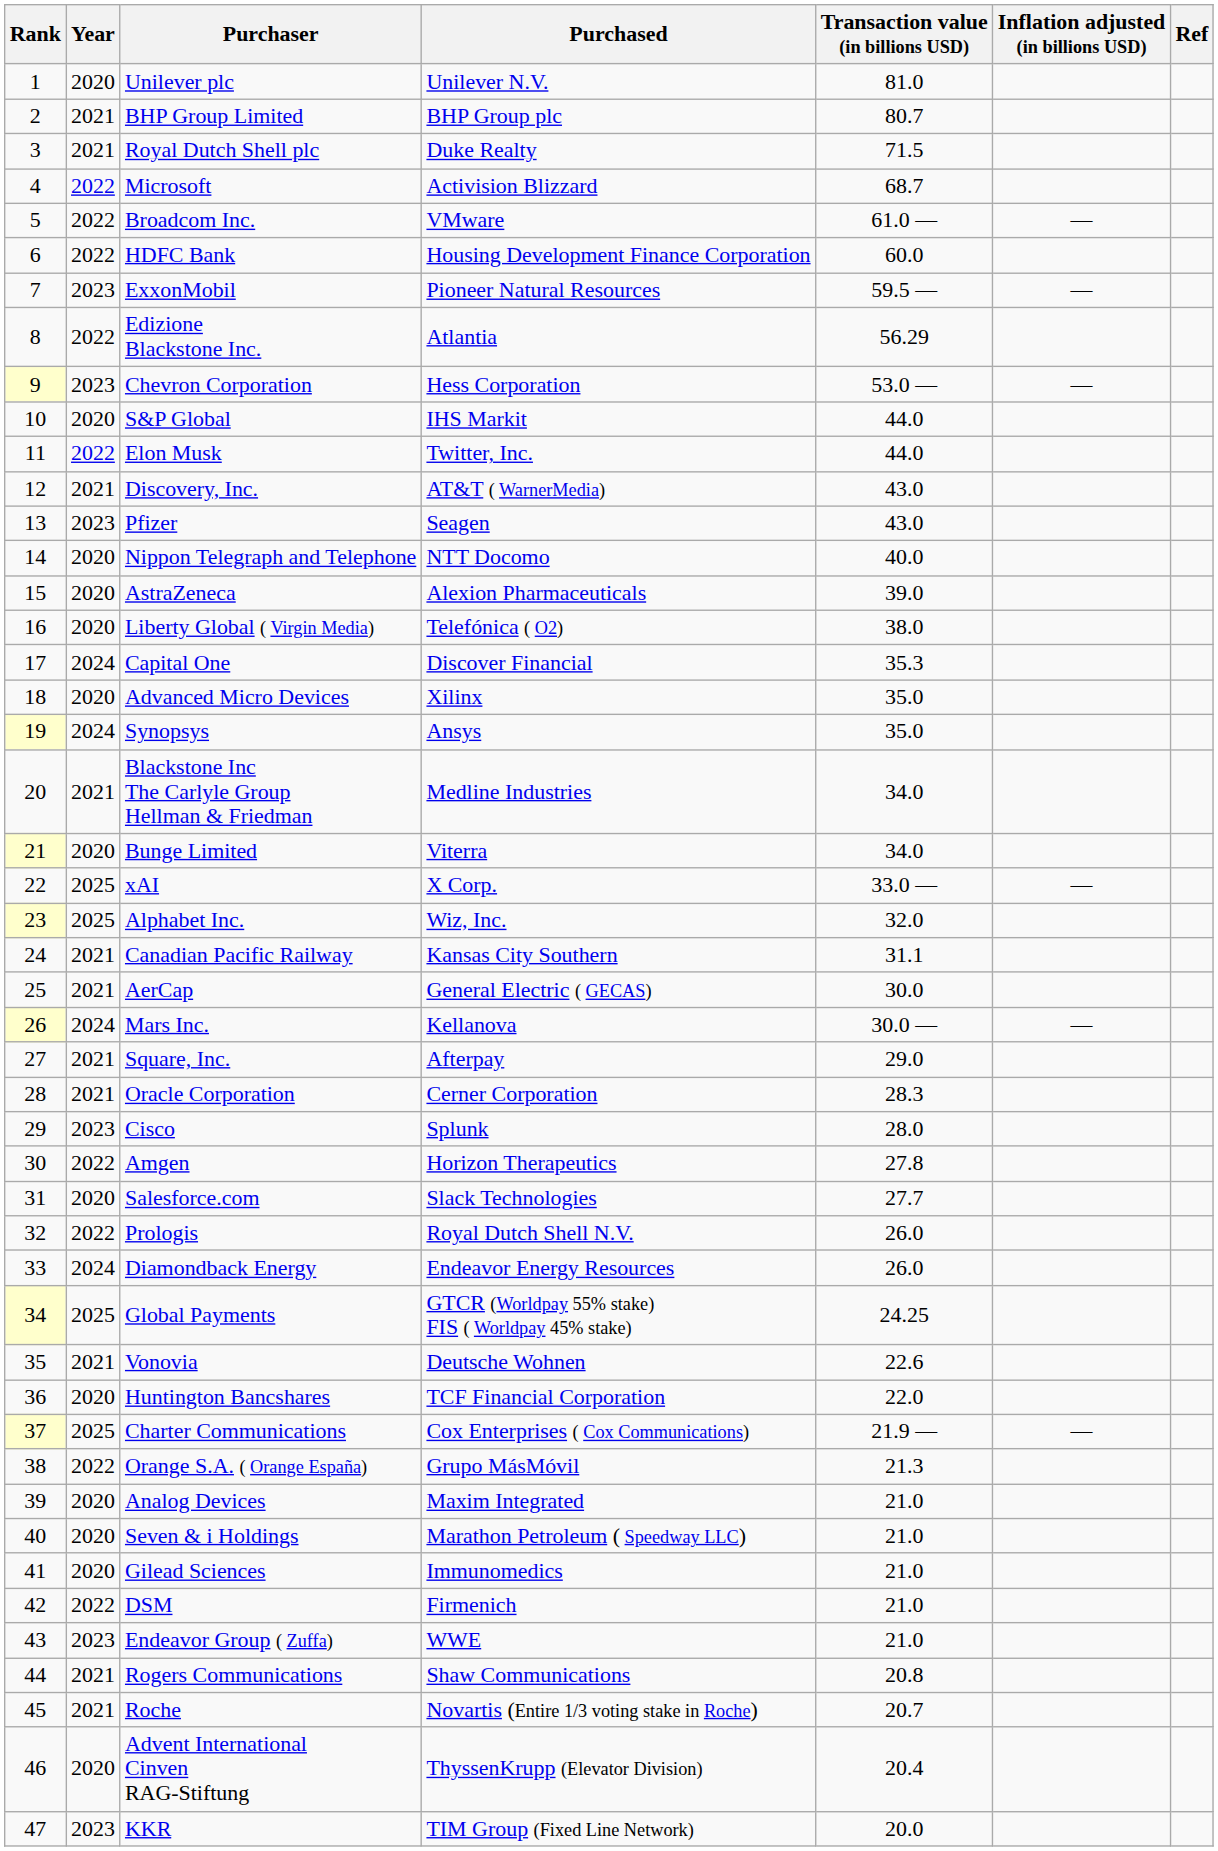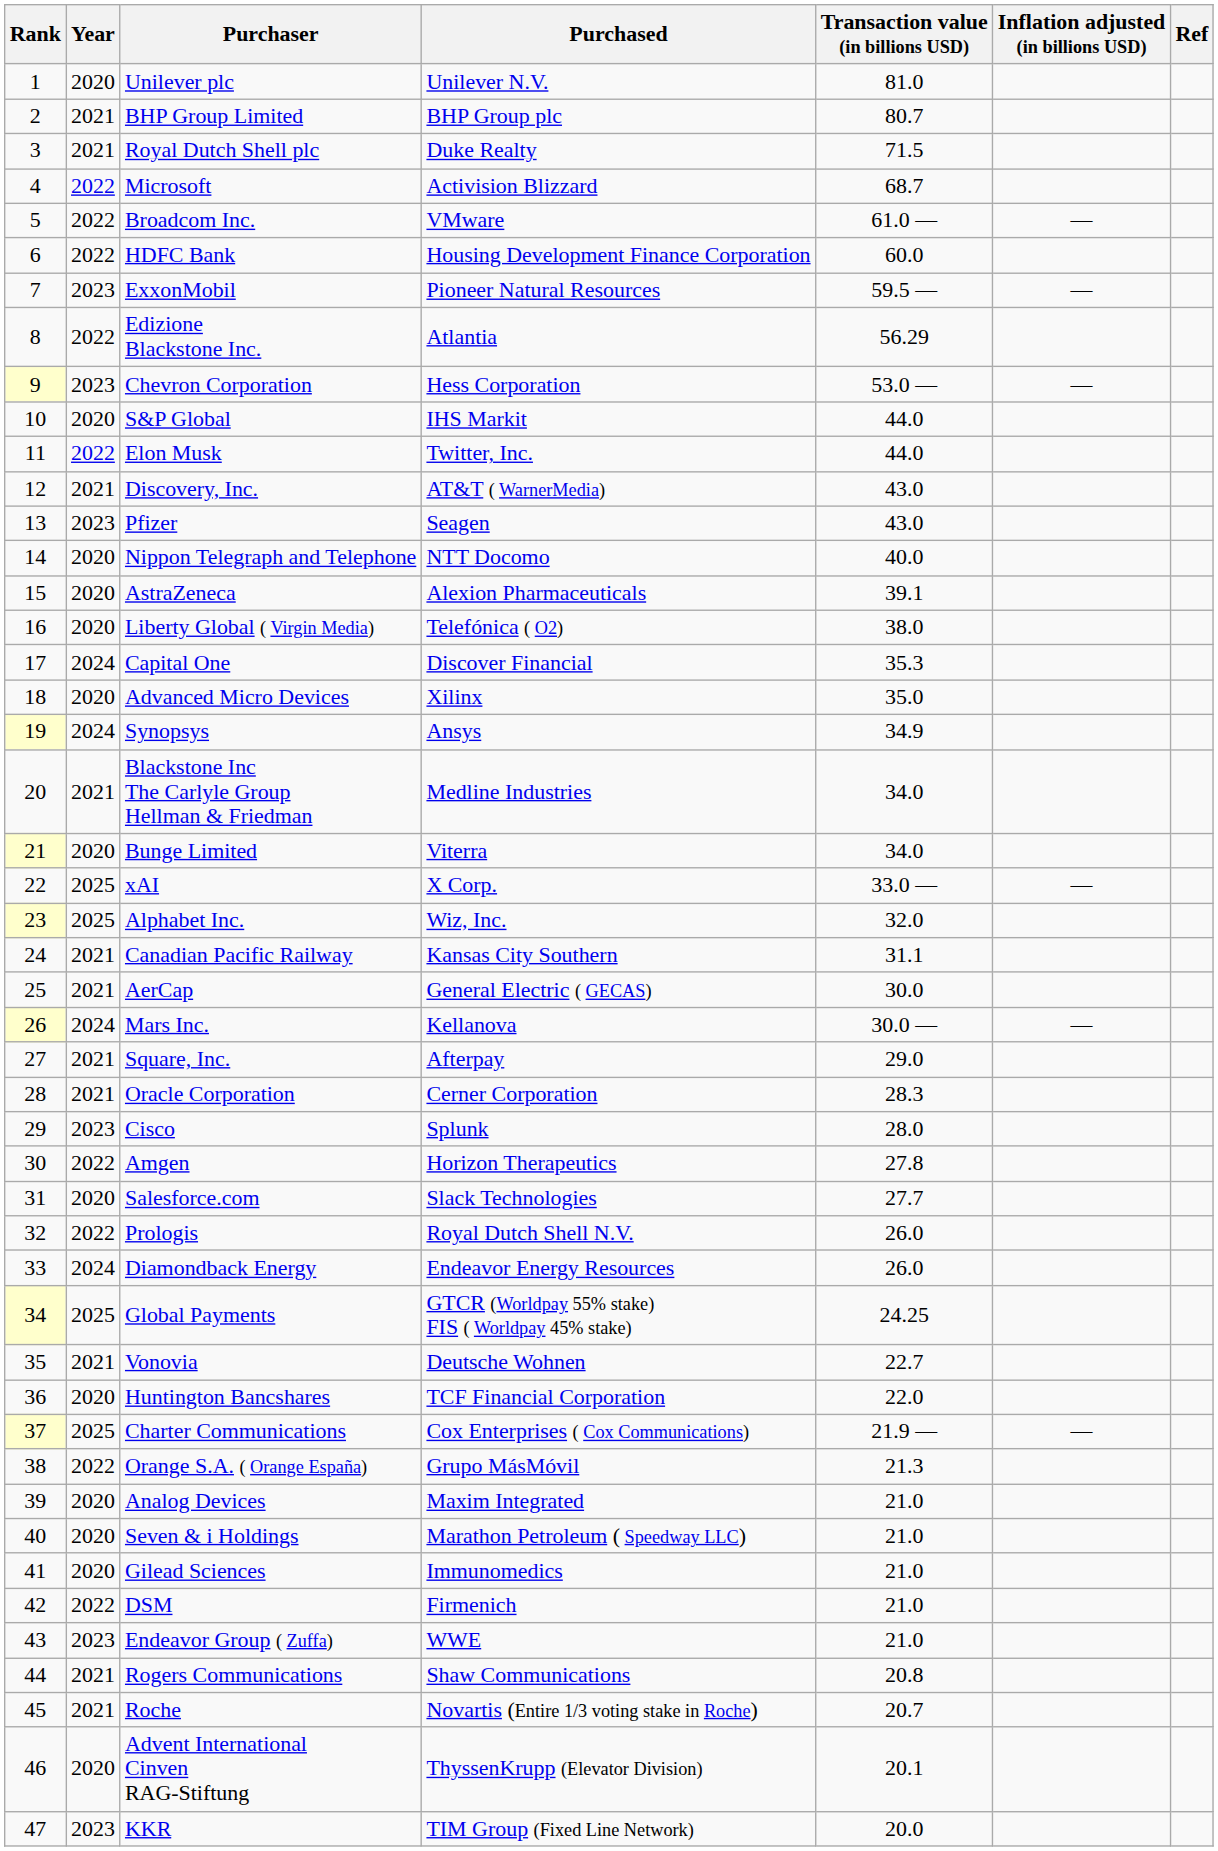(904, 592) 39.0 -> (904, 592) 39.1
(904, 731) 35.0 -> (904, 731) 34.9
(904, 1361) 22.6 -> (904, 1361) 22.7
(904, 1768) 20.4 -> (904, 1768) 20.1
